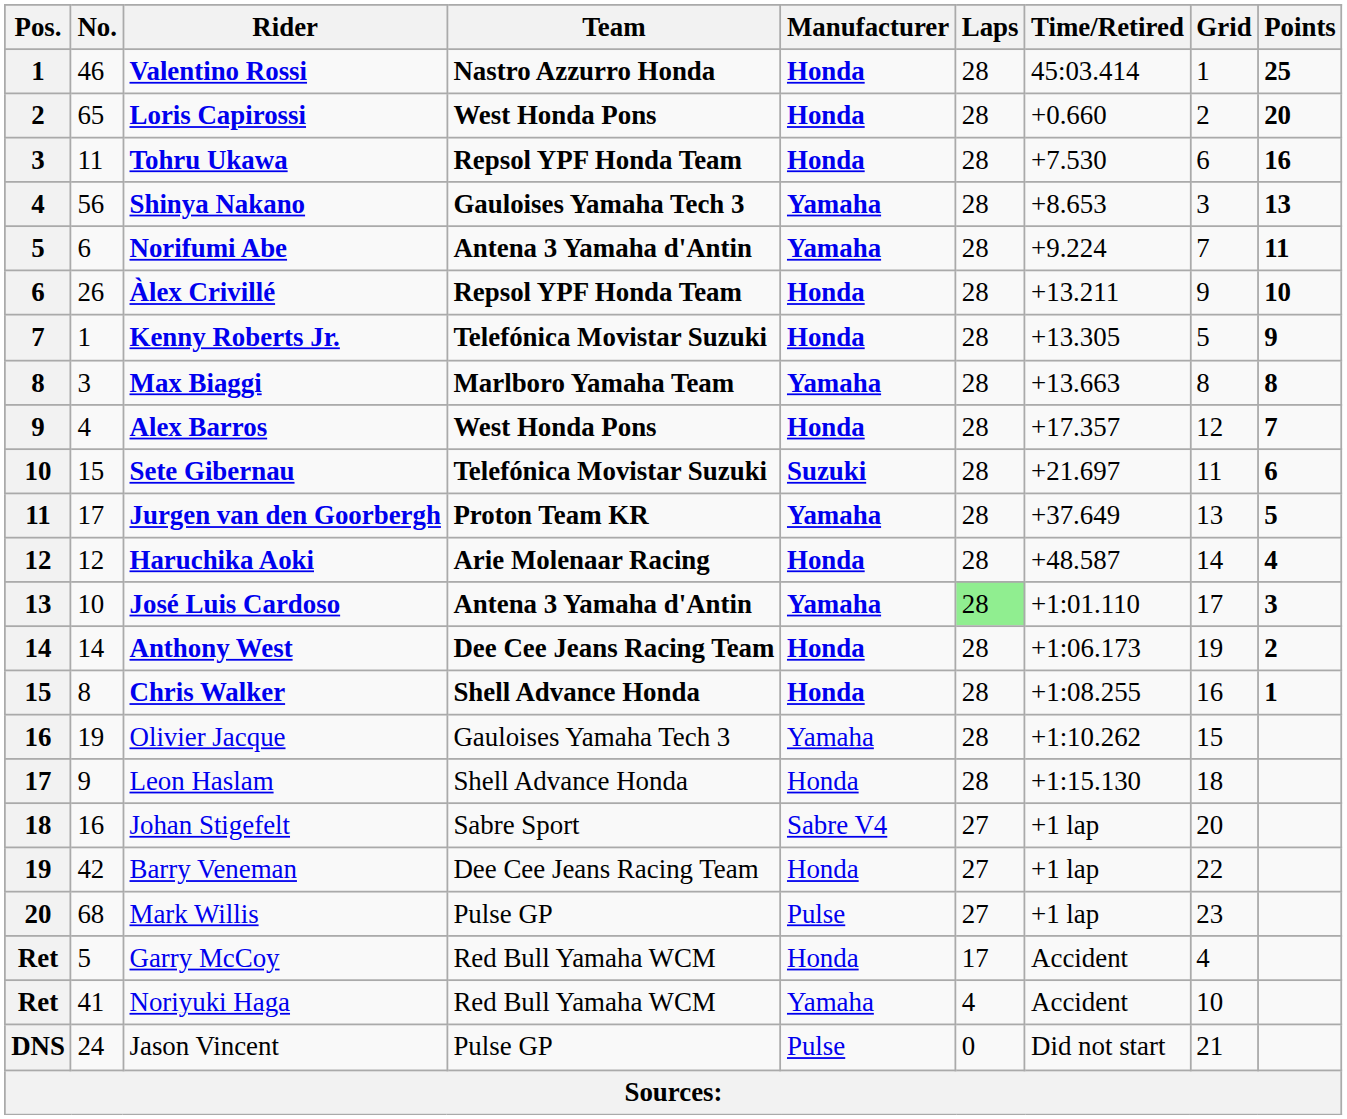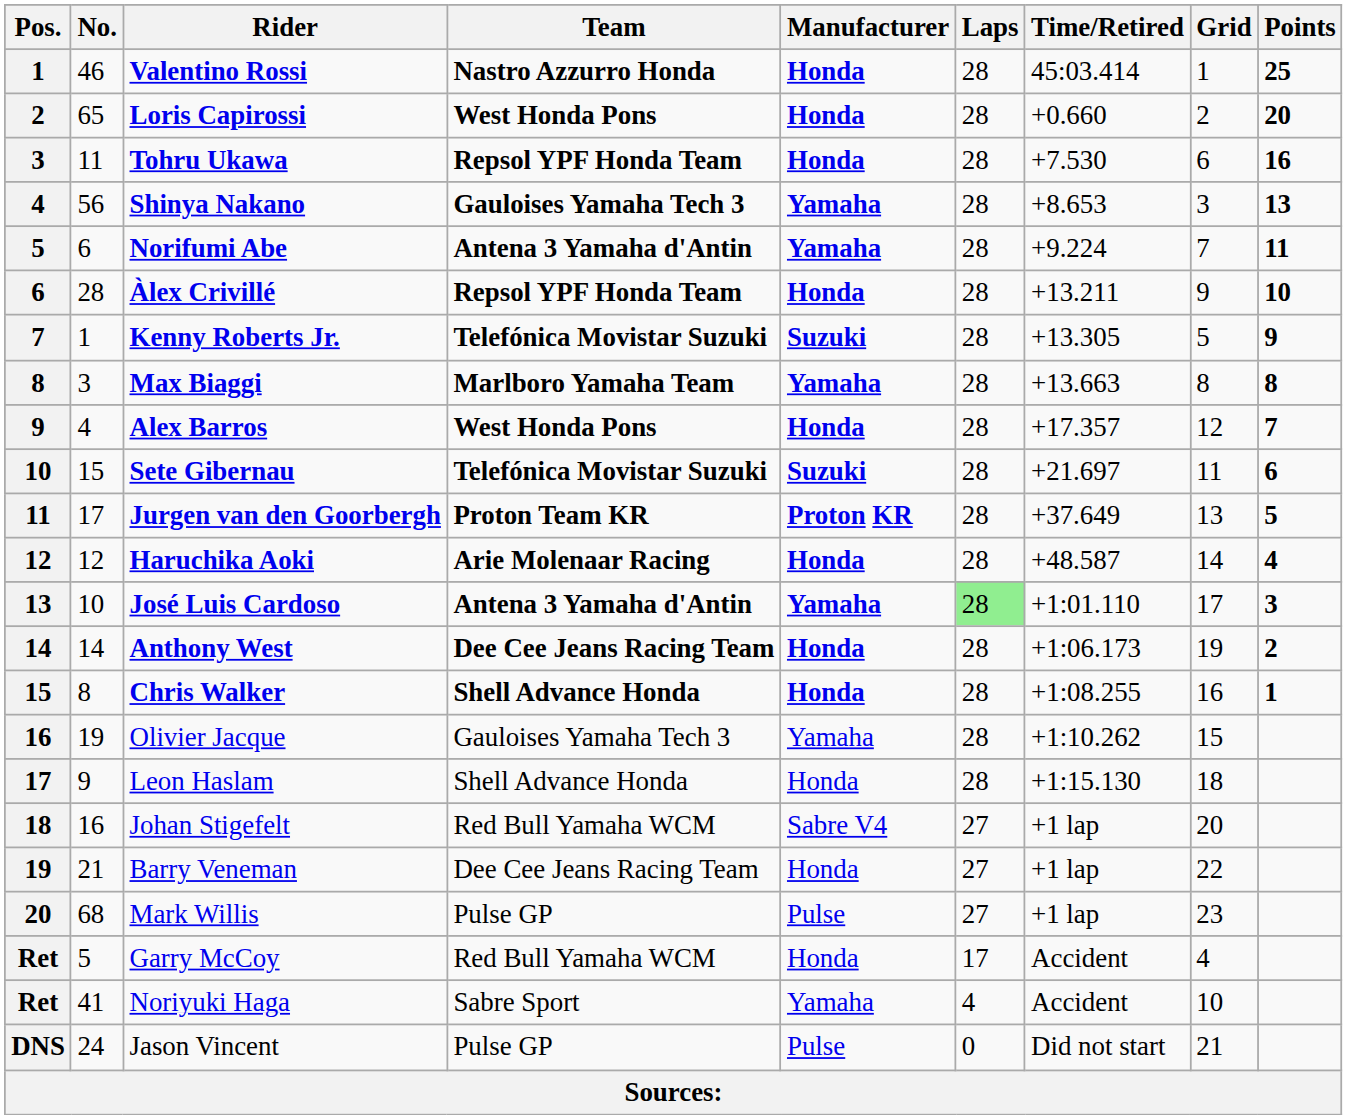(91, 293) 26 -> (91, 293) 28
(826, 337) Honda -> (827, 337) Suzuki
(834, 514) Yamaha -> (850, 514) Proton KR
(517, 825) Sabre Sport -> (585, 825) Red Bull Yamaha WCM
(91, 869) 42 -> (91, 869) 21
(585, 1002) Red Bull Yamaha WCM -> (517, 1002) Sabre Sport
